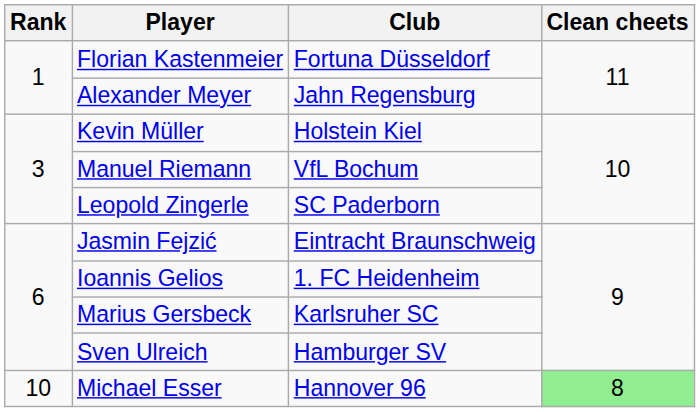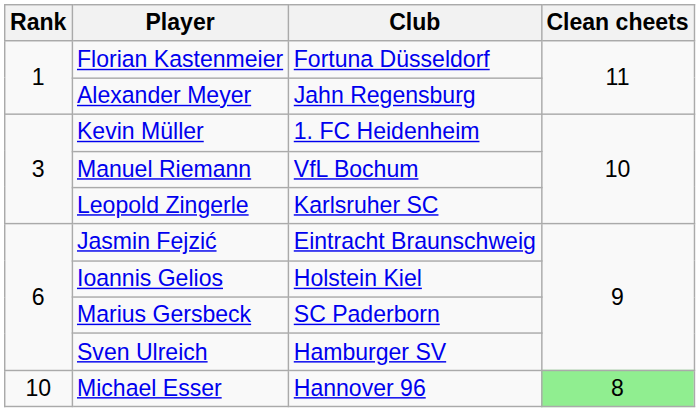(358, 132) Holstein Kiel -> (387, 132) 1. FC Heidenheim
(367, 205) SC Paderborn -> (366, 205) Karlsruher SC
(387, 278) 1. FC Heidenheim -> (358, 278) Holstein Kiel
(366, 315) Karlsruher SC -> (367, 315) SC Paderborn
